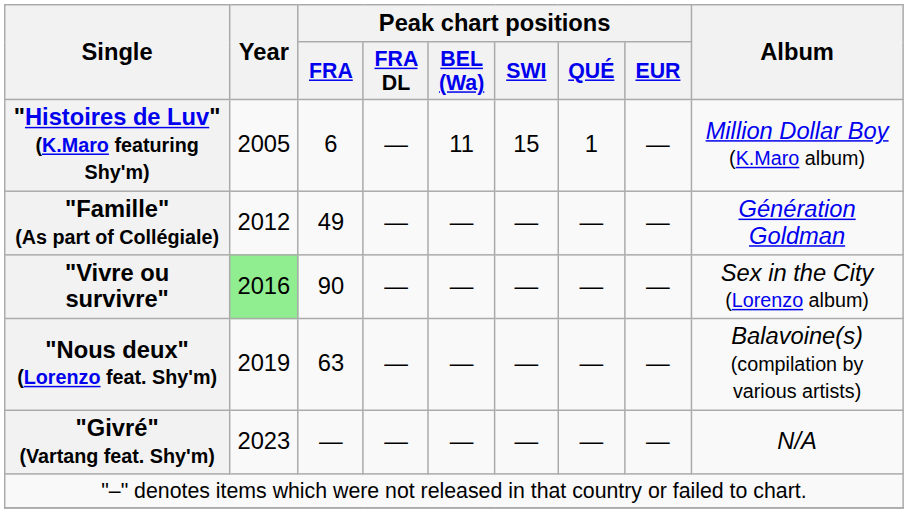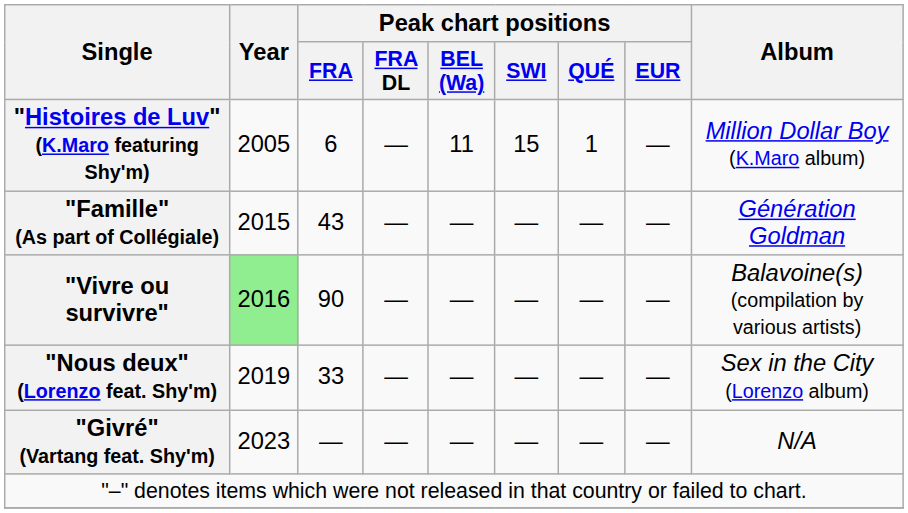(264, 222) 2012 -> (264, 222) 2015
(331, 222) 49 -> (331, 222) 43
(797, 286) Sex in the City (Lorenzo album) -> (797, 299) Balavoine(s) (compilation by various artists)
(331, 364) 63 -> (331, 377) 33
(797, 364) Balavoine(s) (compilation by various artists) -> (797, 377) Sex in the City (Lorenzo album)
